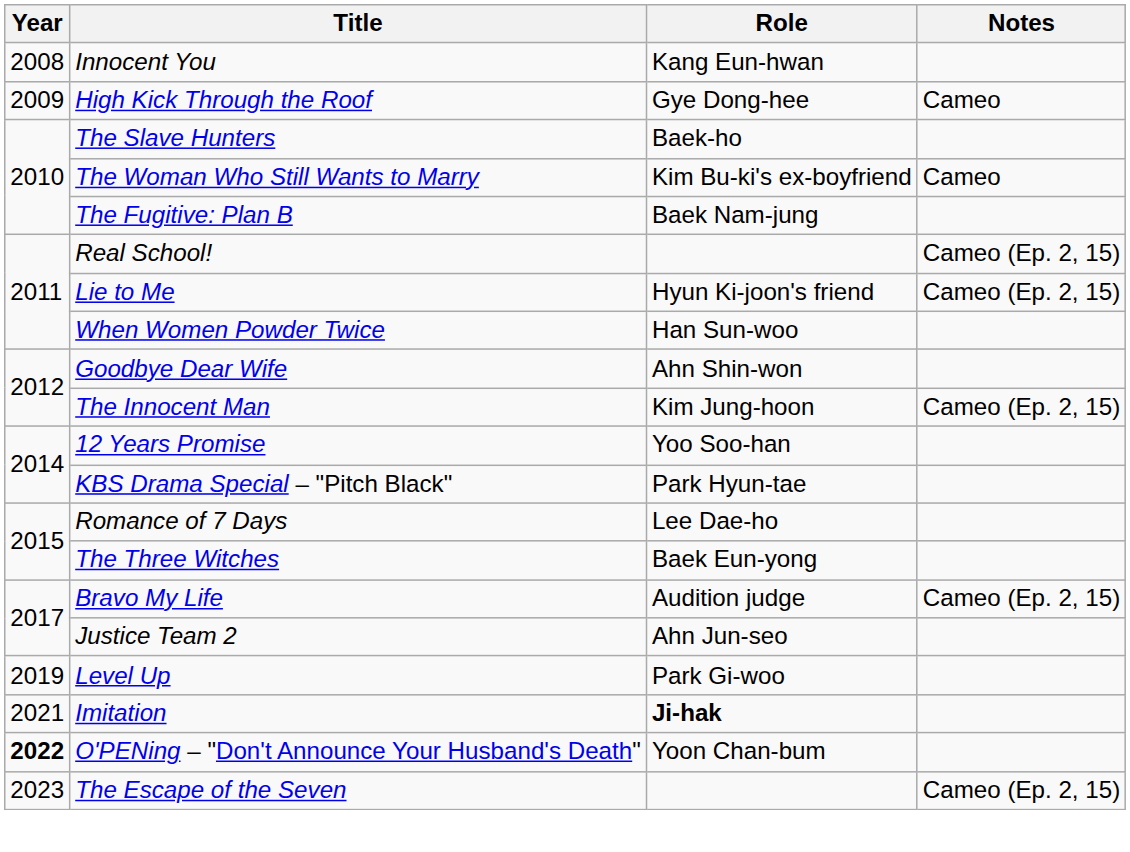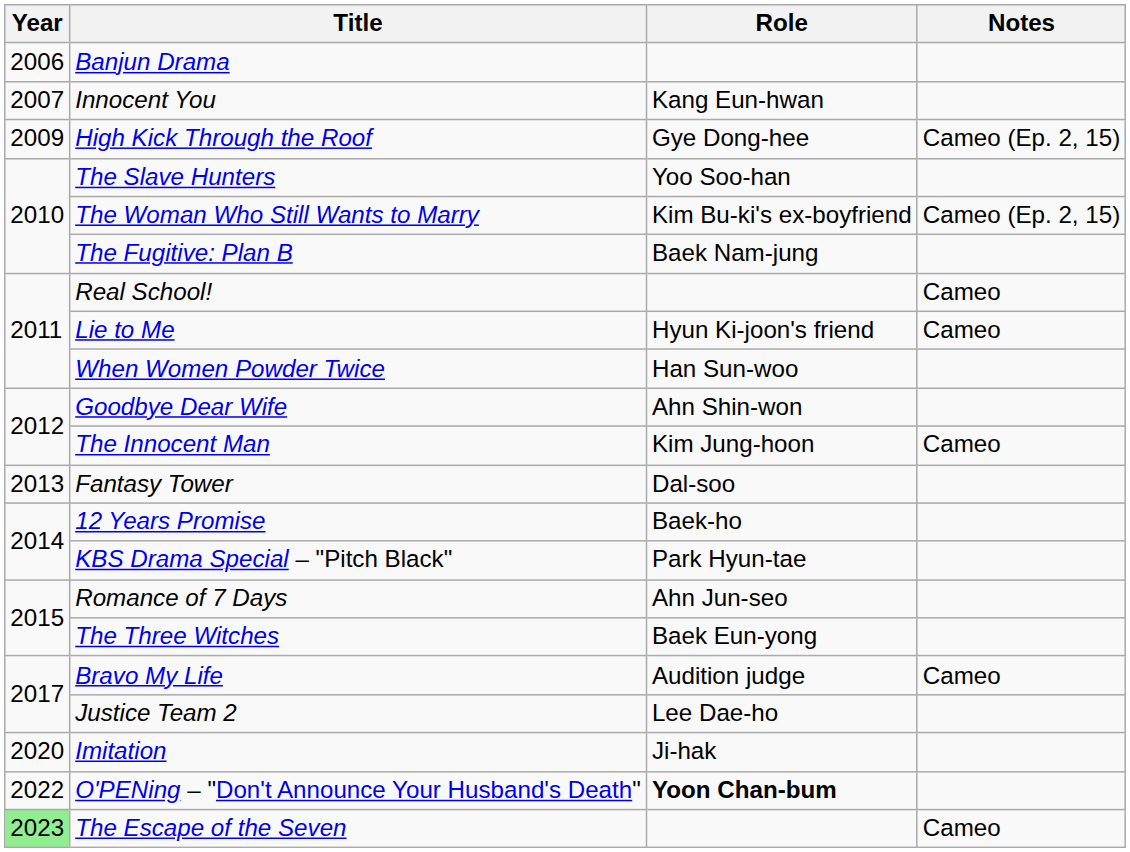+ row: (152, 61)
(37, 61) 2008 -> (37, 100) 2007
(962, 100) Cameo -> (1021, 138) Cameo (Ep. 2, 15)
(697, 138) Baek-ho -> (721, 176) Yoo Soo-han
(962, 176) Cameo -> (1021, 215) Cameo (Ep. 2, 15)
(1021, 253) Cameo (Ep. 2, 15) -> (962, 291) Cameo
(1021, 291) Cameo (Ep. 2, 15) -> (962, 330) Cameo
(1021, 406) Cameo (Ep. 2, 15) -> (962, 445) Cameo
+ row: (154, 483)
(721, 445) Yoo Soo-han -> (697, 521) Baek-ho
(715, 521) Lee Dae-ho -> (720, 598) Ahn Jun-seo
(1021, 598) Cameo (Ep. 2, 15) -> (962, 675) Cameo
(720, 636) Ahn Jun-seo -> (715, 713) Lee Dae-ho
- row: (123, 675)
(37, 713) 2021 -> (37, 751) 2020
(687, 713) bold -> (684, 751) normal
(37, 751) bold -> (37, 789) normal
(739, 751) normal -> (744, 789) bold
(37, 789) no background -> (37, 828) lightgreen background
(1021, 789) Cameo (Ep. 2, 15) -> (962, 828) Cameo
